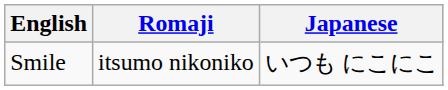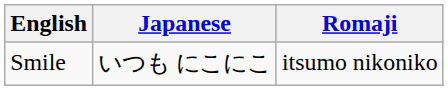columns swapped: (351, 23) <-> (176, 23)
